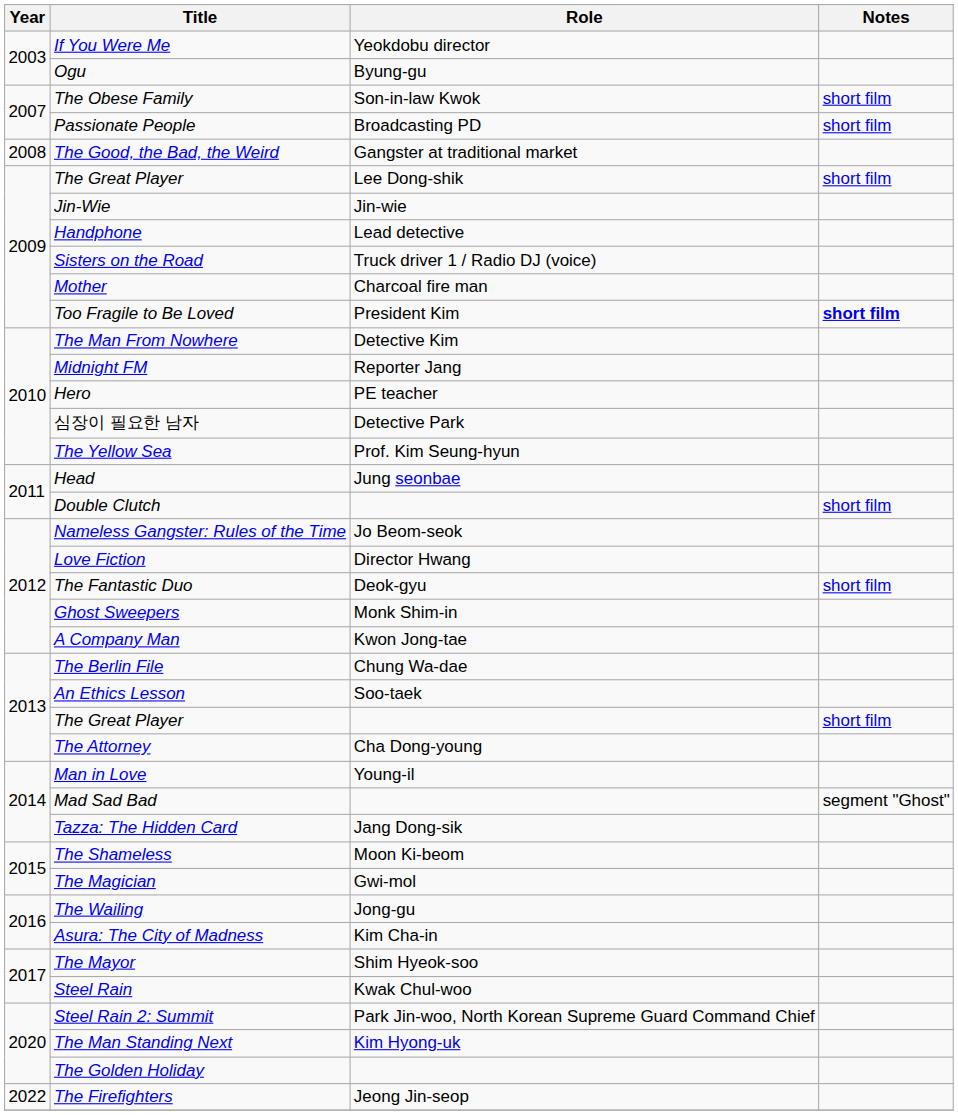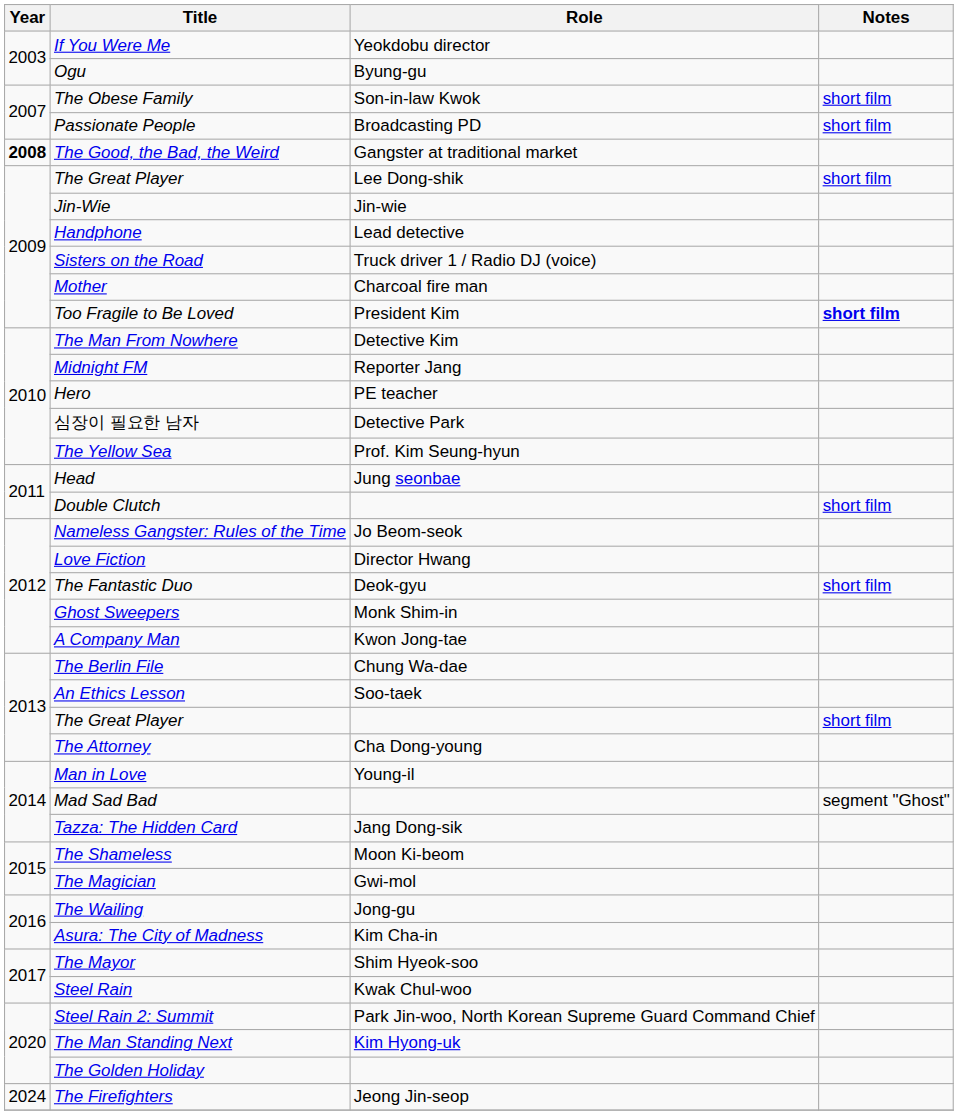(27, 152) normal -> (27, 152) bold
(27, 1097) 2022 -> (27, 1097) 2024
